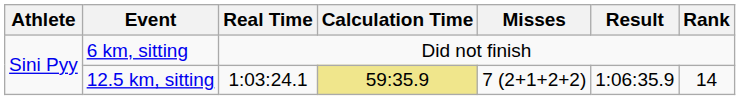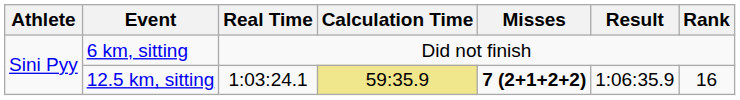(534, 80) normal -> (534, 80) bold
(706, 80) 14 -> (706, 80) 16
